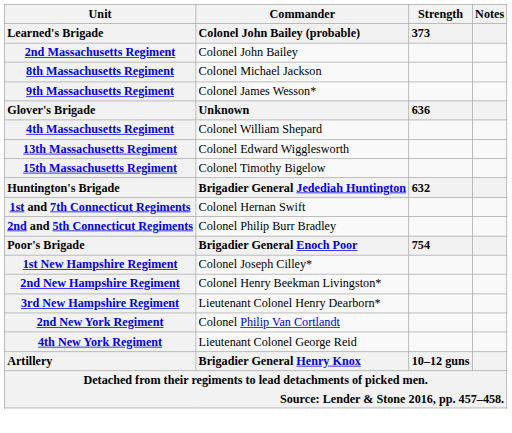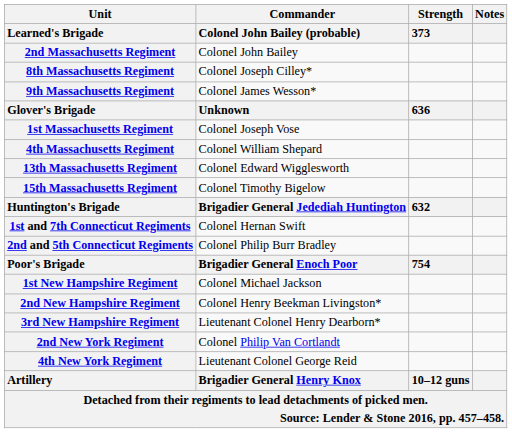(260, 71) Colonel Michael Jackson -> (255, 71) Colonel Joseph Cilley*
+ row: (100, 129)
(255, 264) Colonel Joseph Cilley* -> (260, 284) Colonel Michael Jackson
